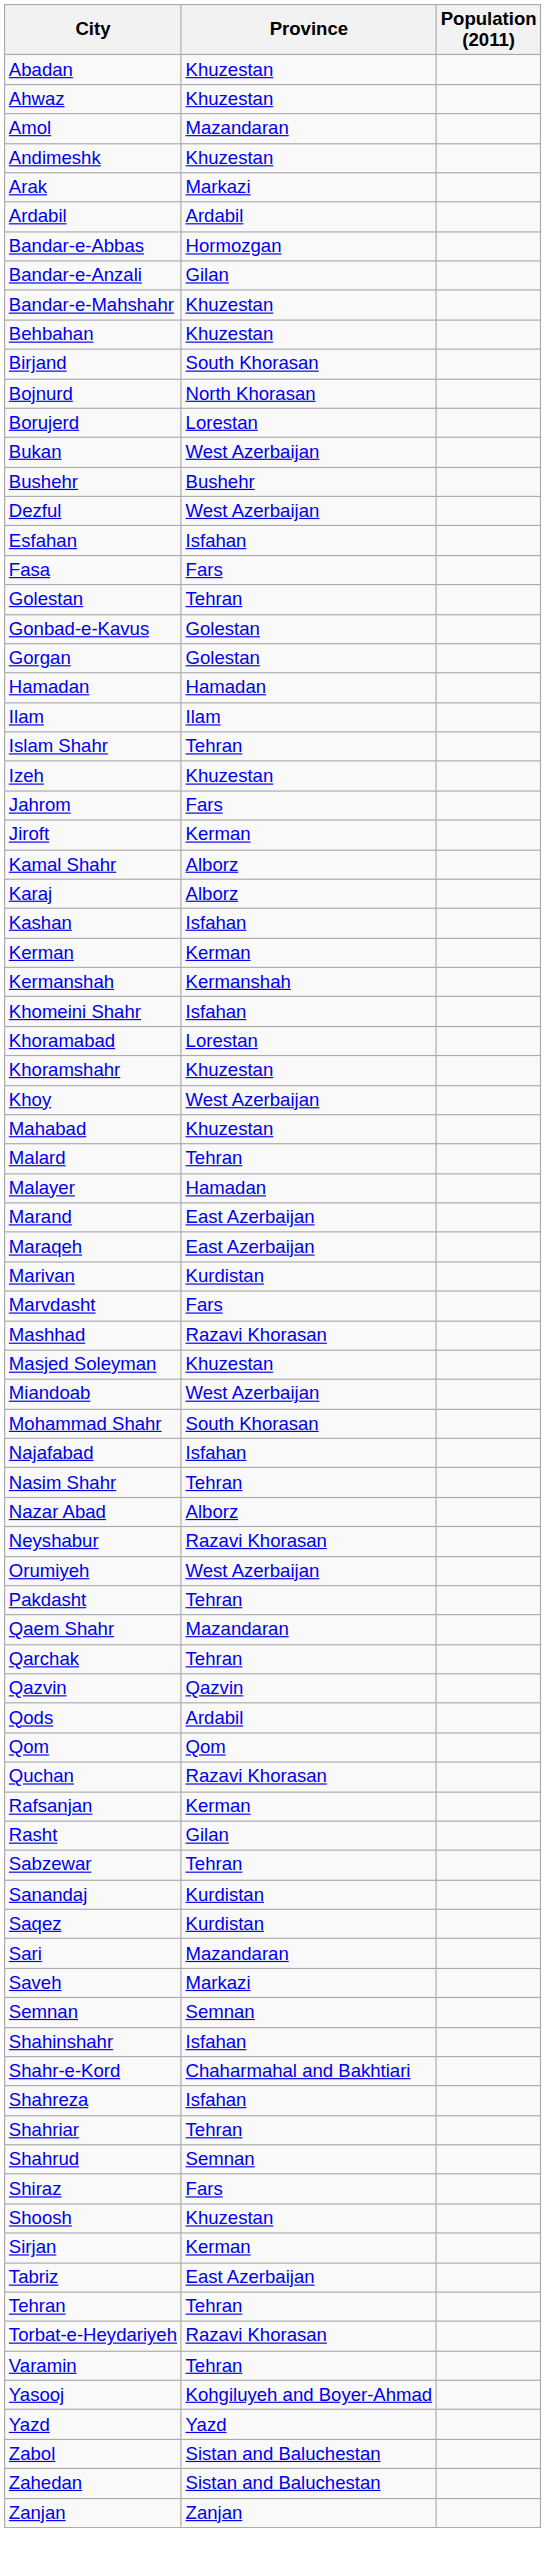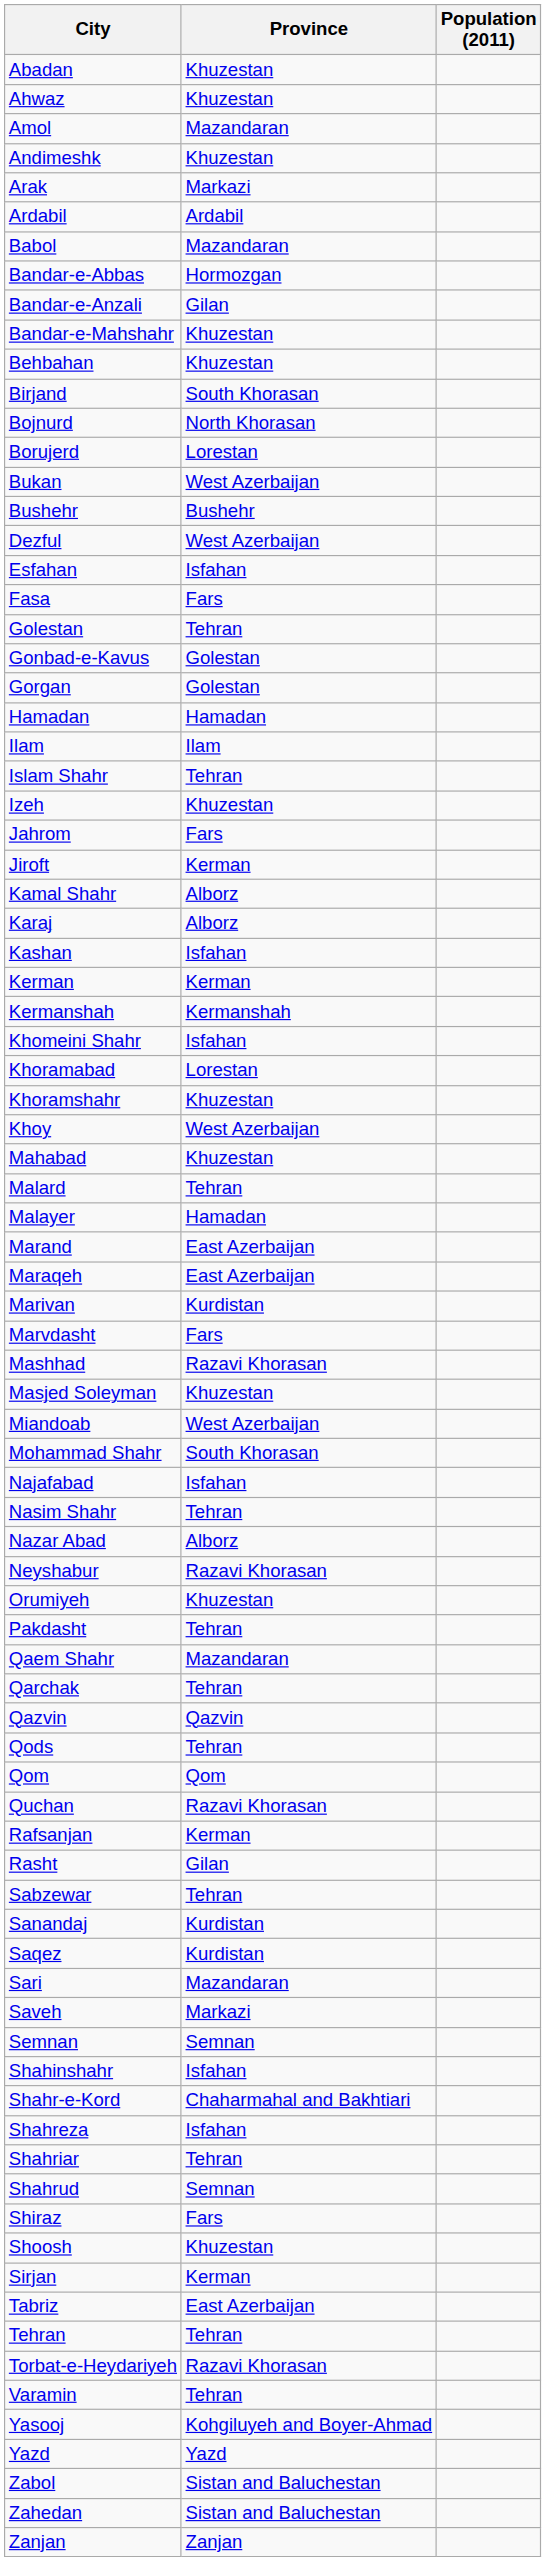+ row: (33, 246)
(252, 1570) West Azerbaijan -> (229, 1600) Khuzestan
(214, 1717) Ardabil -> (214, 1747) Tehran
